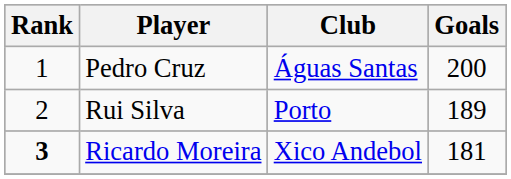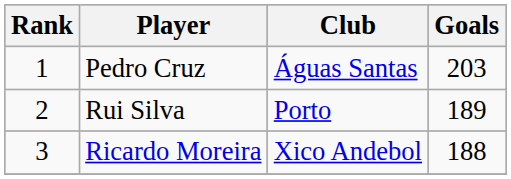(467, 67) 200 -> (467, 67) 203
(42, 151) bold -> (42, 151) normal
(467, 151) 181 -> (467, 151) 188
